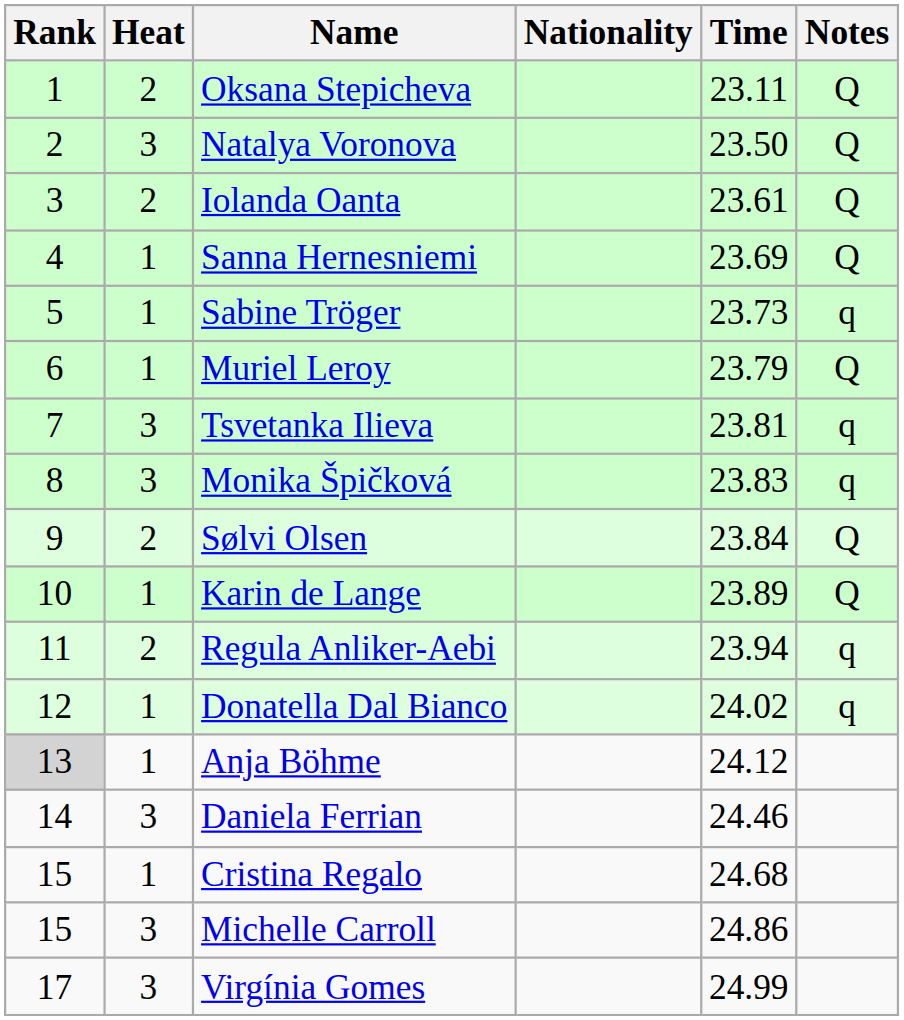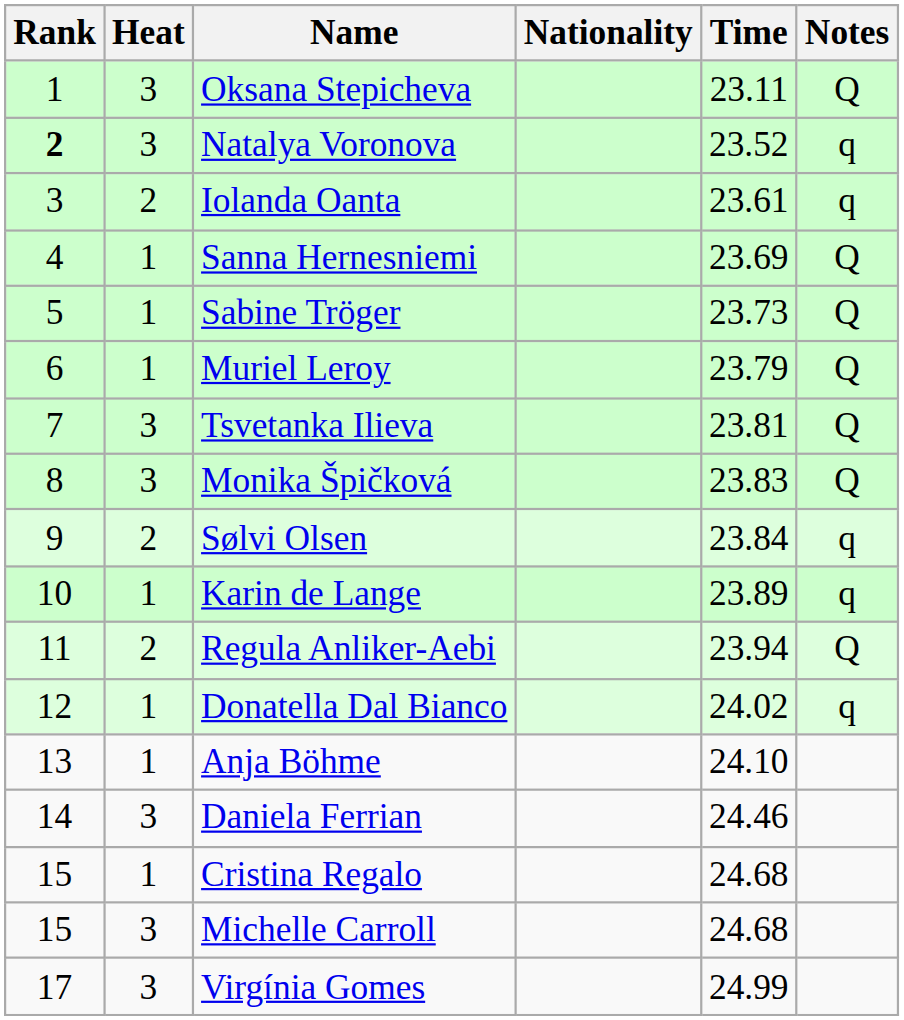(148, 88) 2 -> (148, 88) 3
(55, 144) normal -> (55, 144) bold
(749, 144) 23.50 -> (749, 144) 23.52
(847, 144) Q -> (847, 144) q
(847, 200) Q -> (847, 200) q
(847, 312) q -> (847, 312) Q
(847, 425) q -> (847, 425) Q
(847, 481) q -> (847, 481) Q
(847, 537) Q -> (847, 537) q
(847, 593) Q -> (847, 593) q
(847, 649) q -> (847, 649) Q
(55, 761) lightgrey background -> (55, 761) no background
(749, 761) 24.12 -> (749, 761) 24.10
(749, 929) 24.86 -> (749, 929) 24.68
